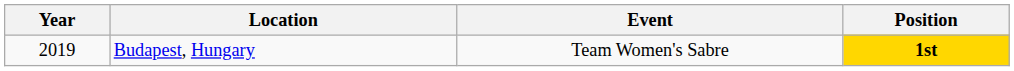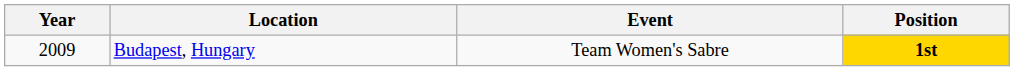(57, 50) 2019 -> (57, 50) 2009
